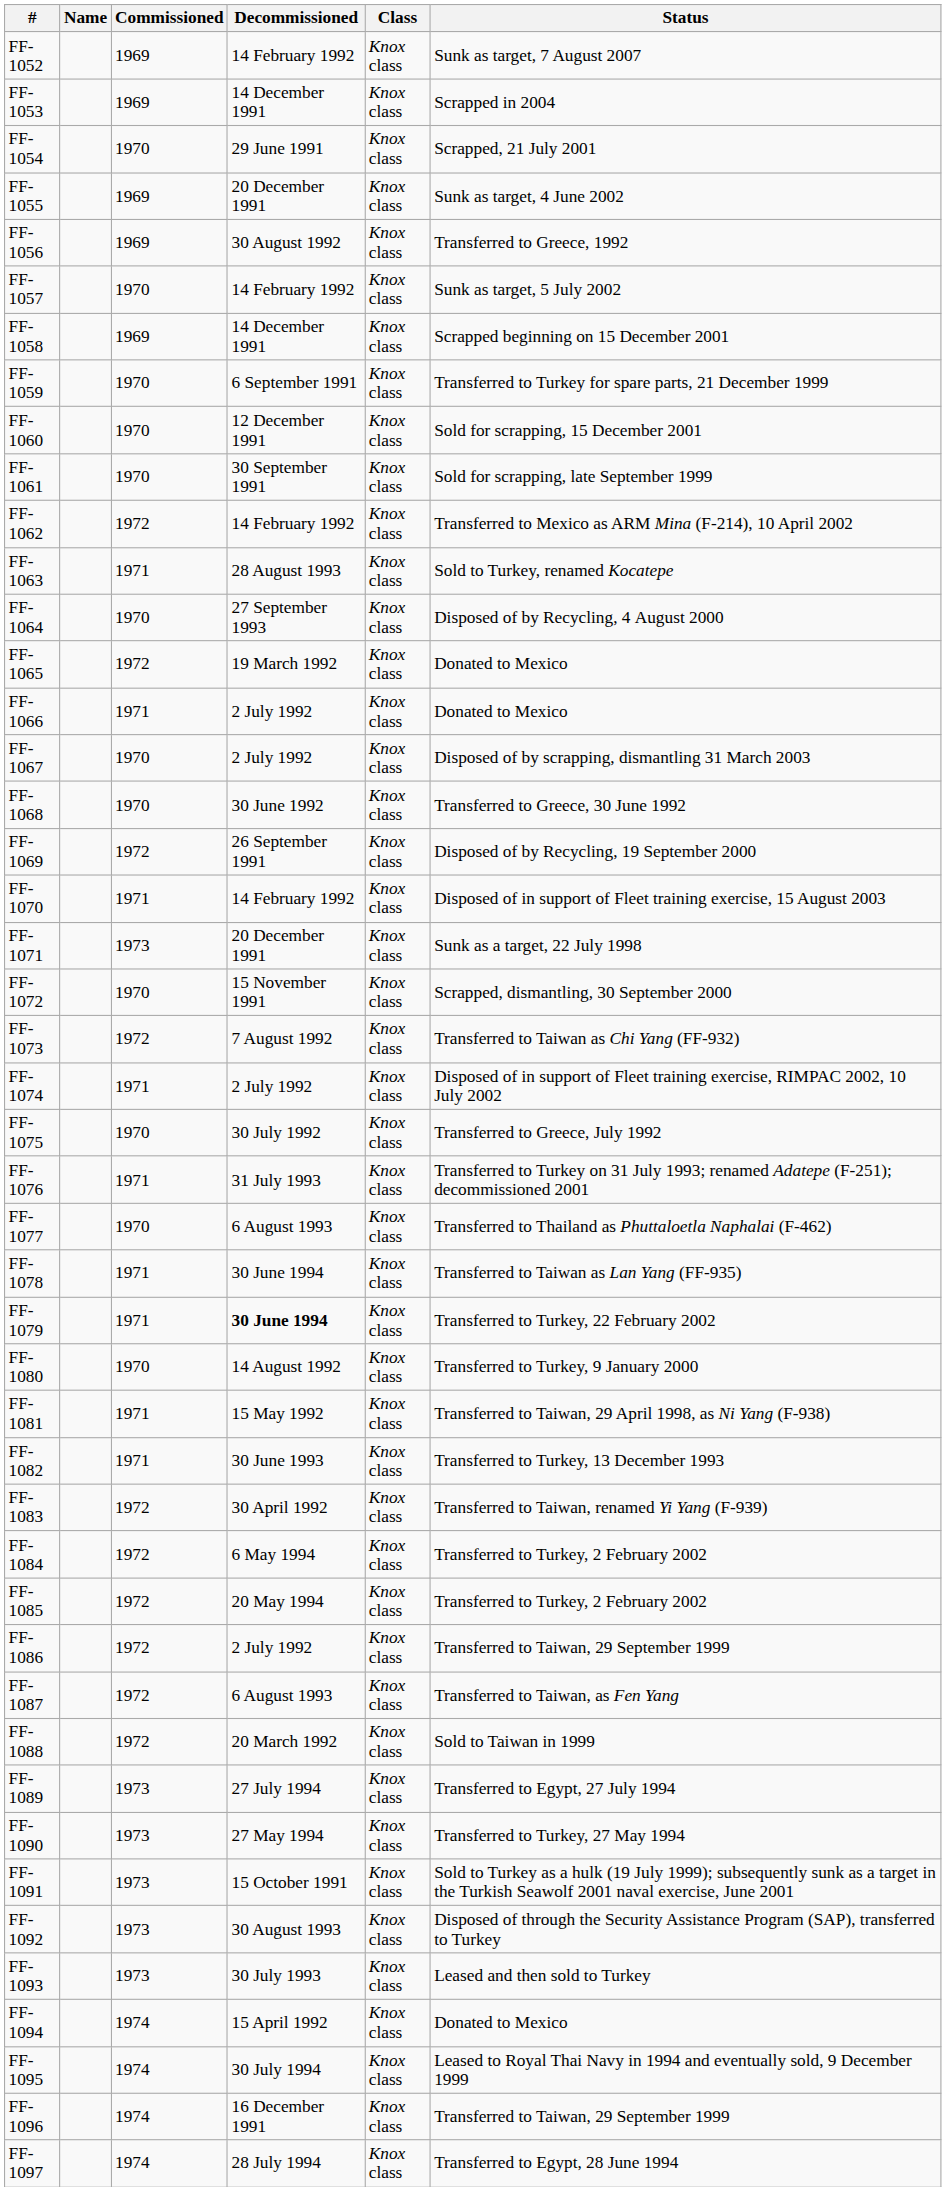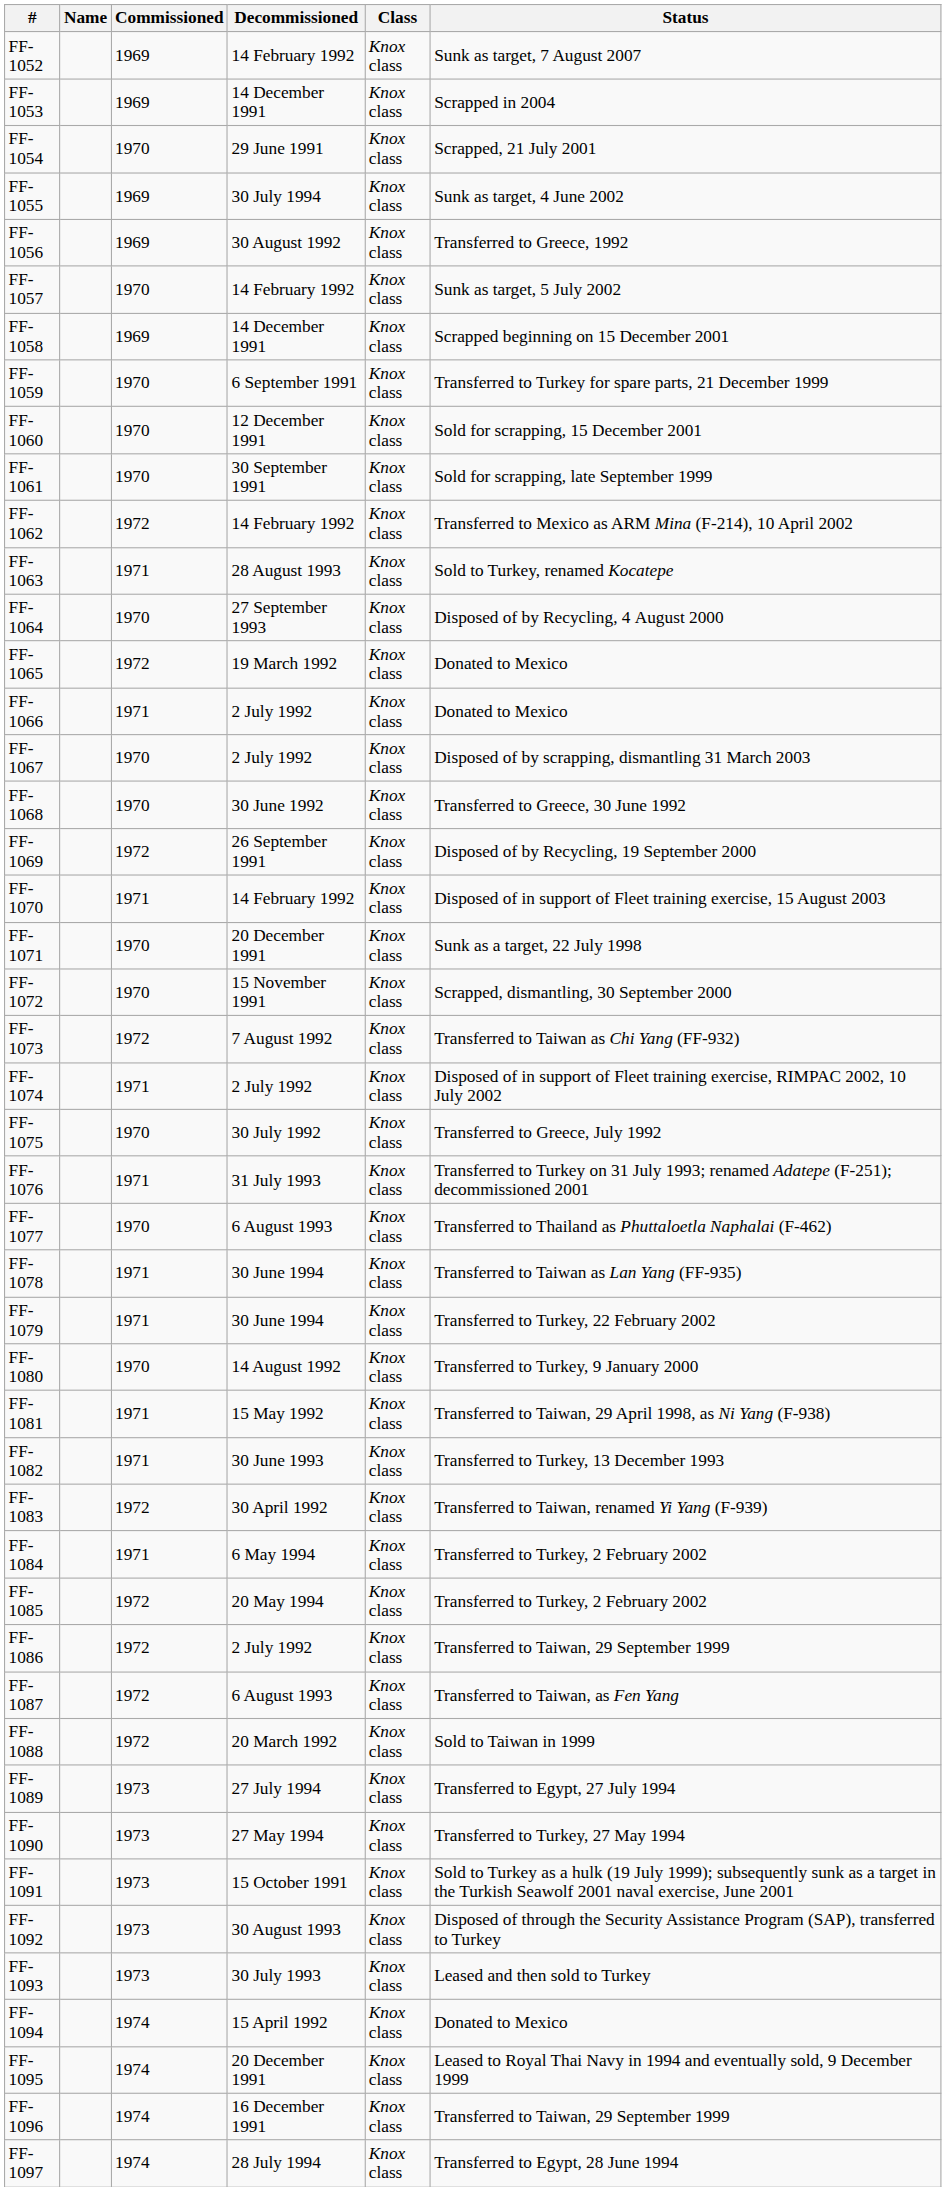(278, 195) 20 December 1991 -> (276, 195) 30 July 1994
(132, 945) 1973 -> (132, 945) 1970
(280, 1320) bold -> (278, 1320) normal
(132, 1554) 1972 -> (132, 1554) 1971
(276, 2069) 30 July 1994 -> (278, 2069) 20 December 1991
